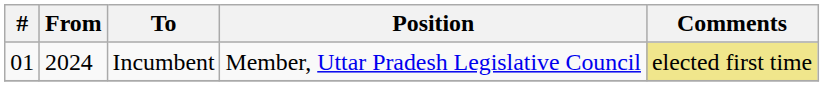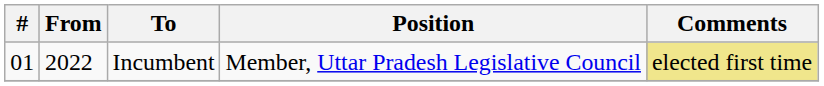(69, 61) 2024 -> (69, 61) 2022
